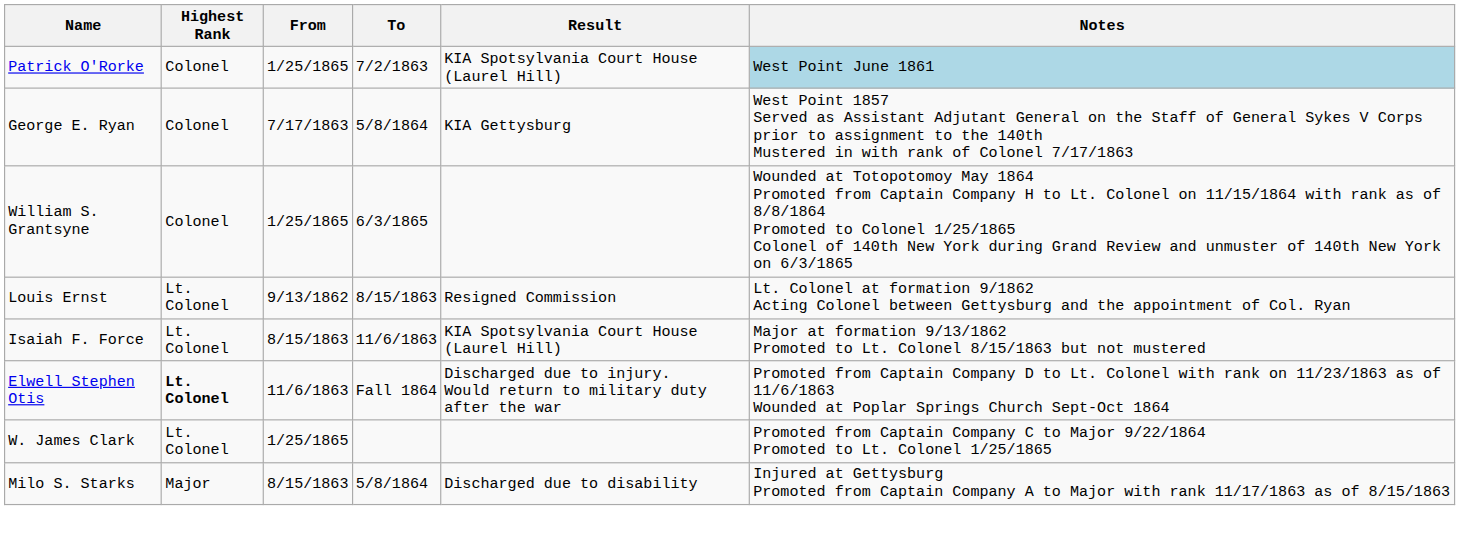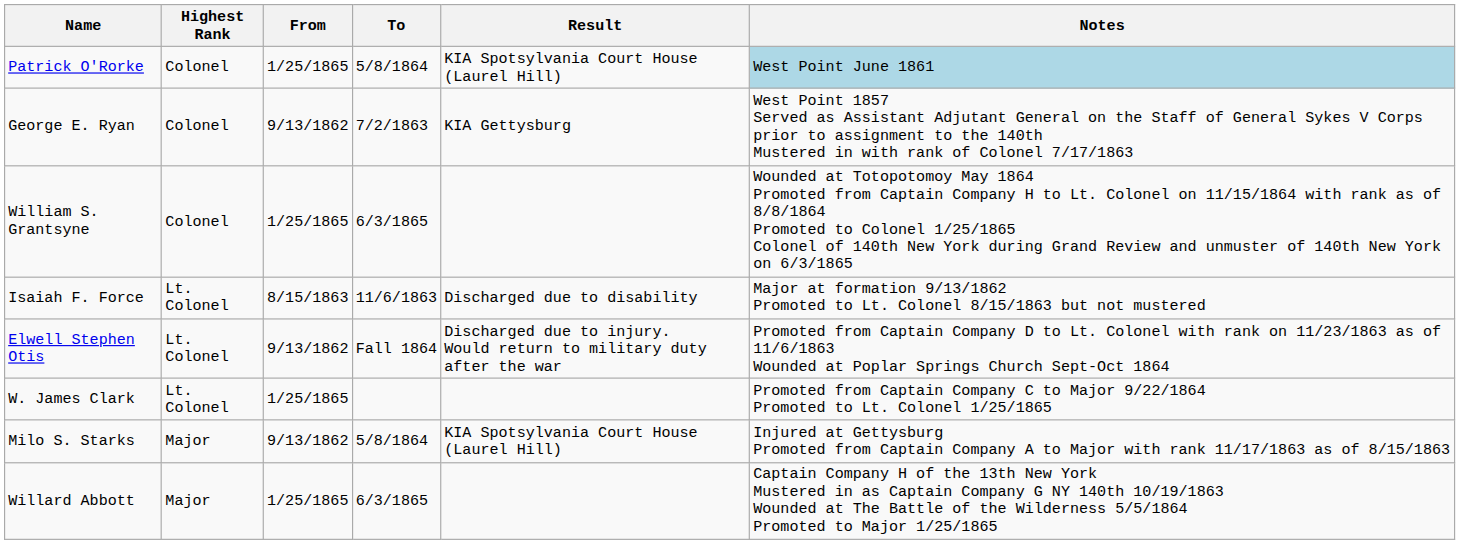(392, 68) 7/2/1863 -> (392, 68) 5/8/1864
(308, 127) 7/17/1863 -> (308, 127) 9/13/1862
(392, 127) 5/8/1864 -> (392, 127) 7/2/1863
- row: (58, 298)
(571, 340) KIA Spotsylvania Court House (Laurel Hill) -> (571, 298) Discharged due to disability
(197, 391) bold -> (197, 349) normal
(308, 391) 11/6/1863 -> (308, 349) 9/13/1862
(308, 483) 8/15/1863 -> (308, 441) 9/13/1862
(571, 483) Discharged due to disability -> (571, 441) KIA Spotsylvania Court House (Laurel Hill)
+ row: (72, 501)
